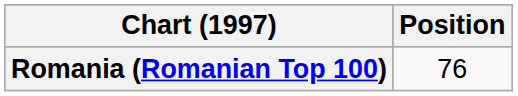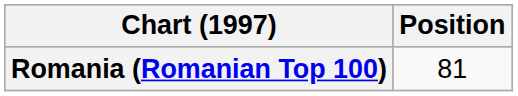(452, 68) 76 -> (452, 68) 81
